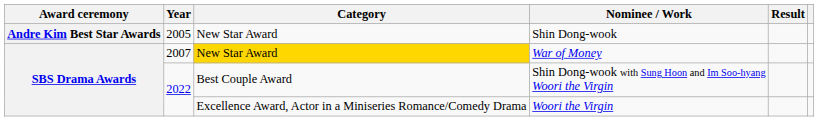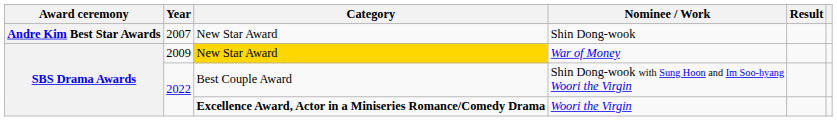(179, 33) 2005 -> (179, 33) 2007
(179, 53) 2007 -> (179, 53) 2009
(362, 106) normal -> (371, 106) bold
